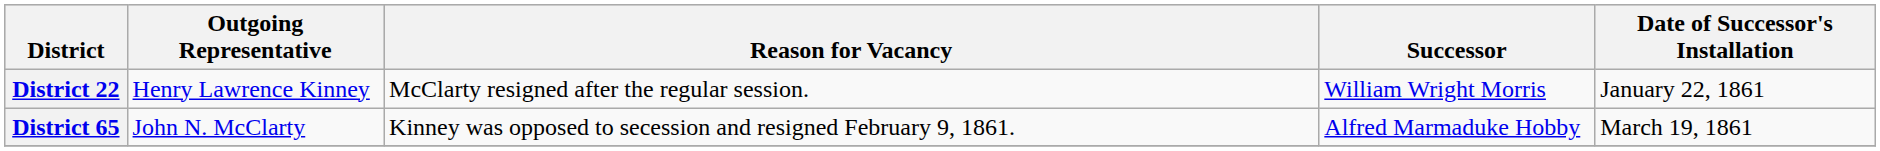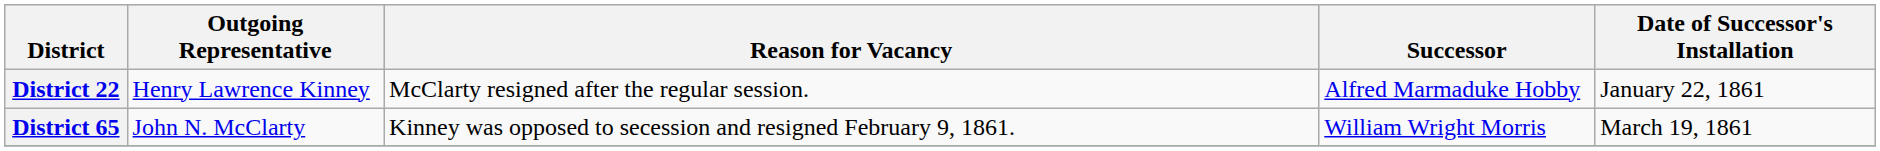(1435, 88) William Wright Morris -> (1452, 88) Alfred Marmaduke Hobby
(1452, 126) Alfred Marmaduke Hobby -> (1435, 126) William Wright Morris
